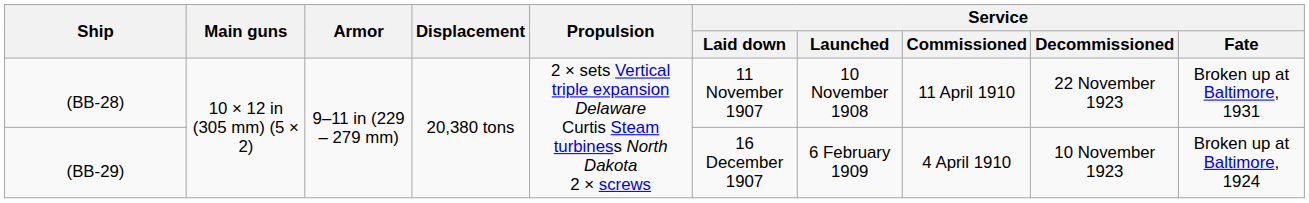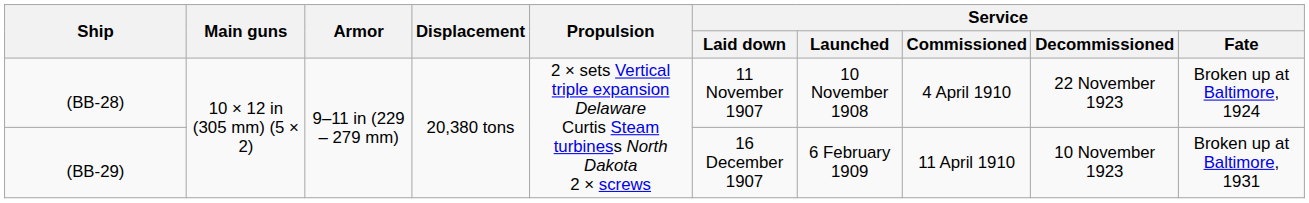(967, 92) 11 April 1910 -> (967, 92) 4 April 1910
(1241, 92) Broken up at Baltimore, 1931 -> (1241, 92) Broken up at Baltimore, 1924
(967, 162) 4 April 1910 -> (967, 162) 11 April 1910
(1241, 162) Broken up at Baltimore, 1924 -> (1241, 162) Broken up at Baltimore, 1931
